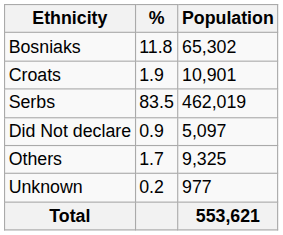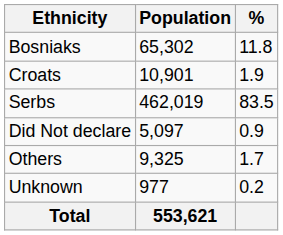columns swapped: (228, 18) <-> (157, 18)
